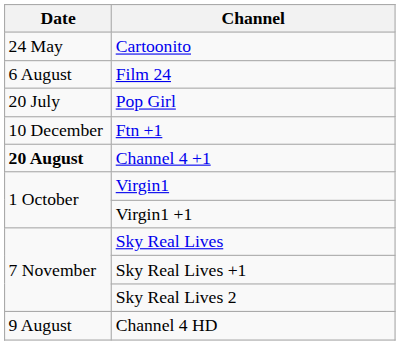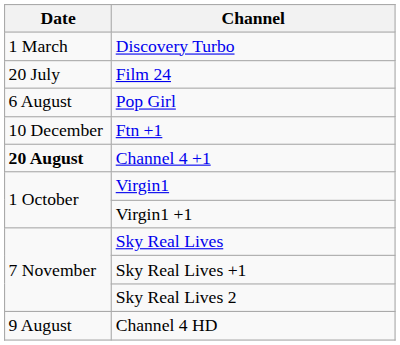+ row: (175, 46)
- row: (153, 46)
(40, 74) 6 August -> (34, 74) 20 July
(34, 102) 20 July -> (40, 102) 6 August
